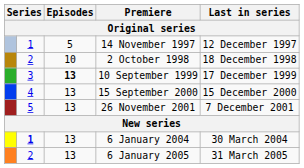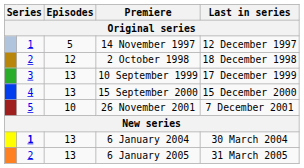(70, 60) 10 -> (70, 60) 12
(70, 76) bold -> (70, 76) normal
(70, 108) 13 -> (70, 108) 10
